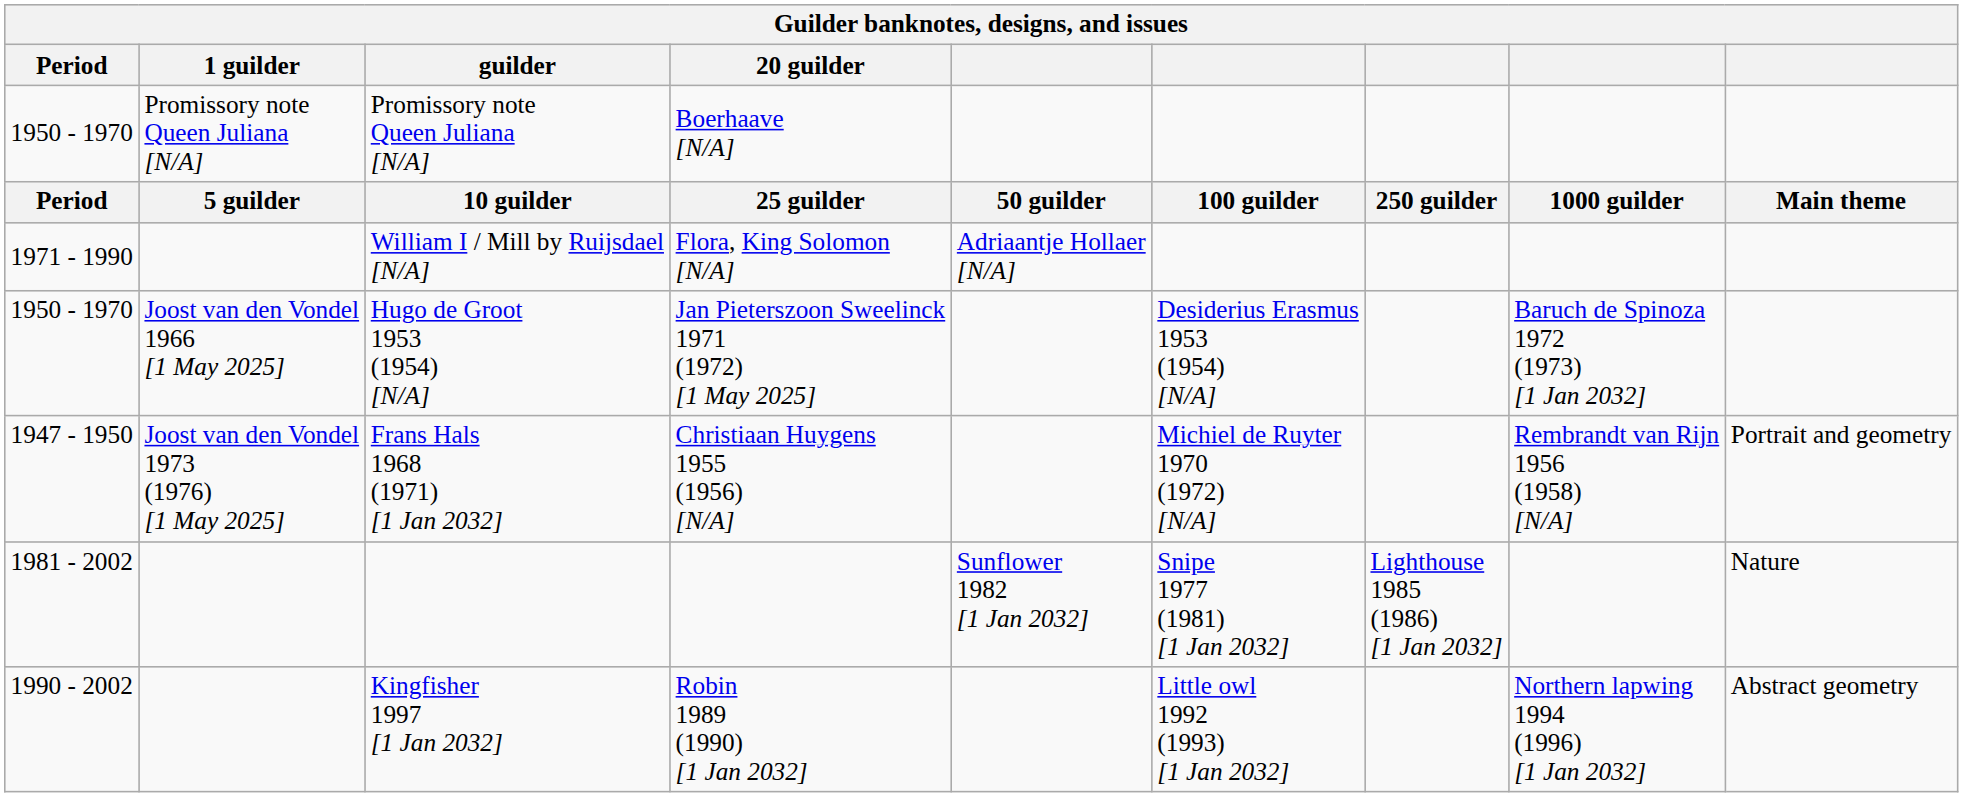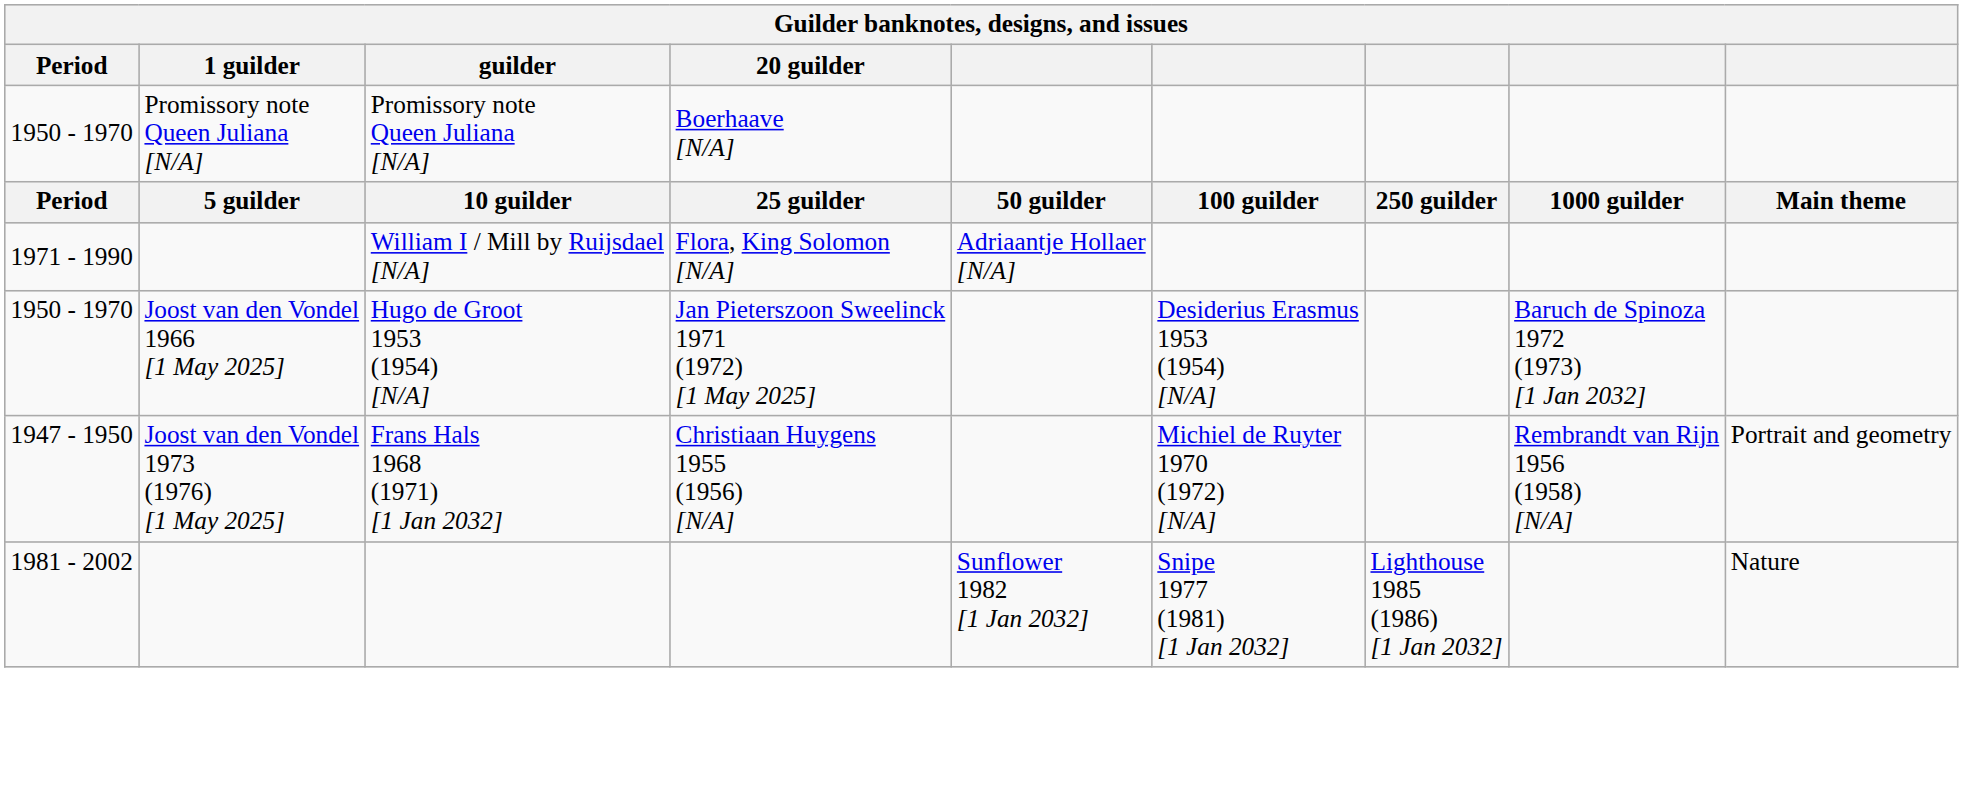- row: (437, 715)
